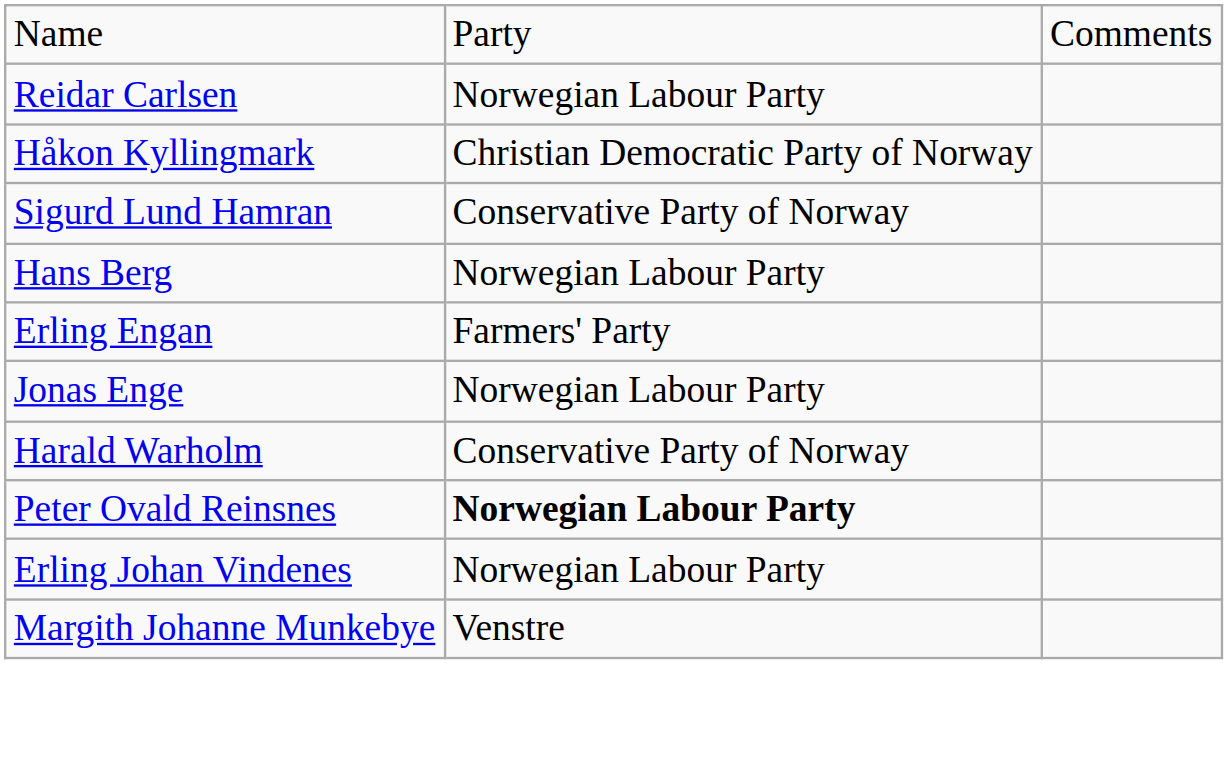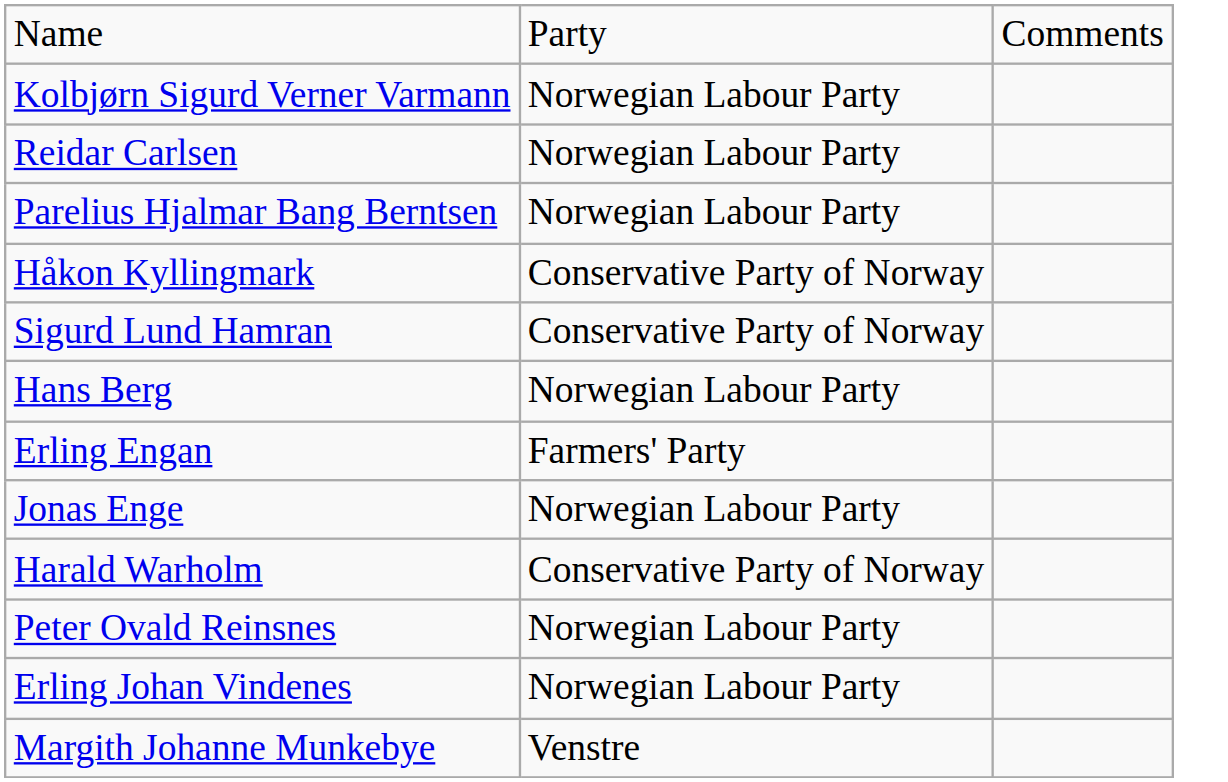+ row: (262, 93)
+ row: (256, 212)
(743, 152) Christian Democratic Party of Norway -> (756, 271) Conservative Party of Norway
(654, 509) bold -> (714, 627) normal
